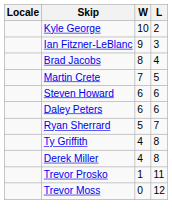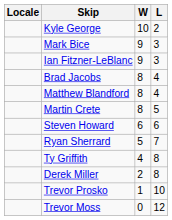+ row: (67, 45)
+ row: (87, 93)
(140, 77) 7 -> (140, 110) 8
- row: (73, 110)
(140, 158) 4 -> (140, 175) 2
(159, 175) 11 -> (159, 191) 10
